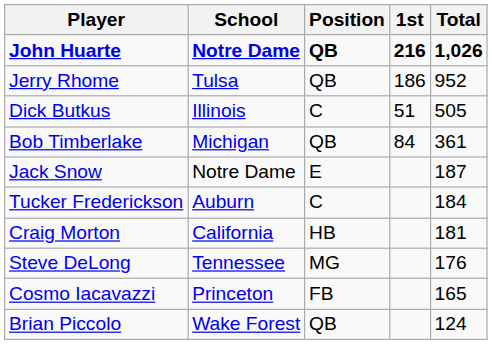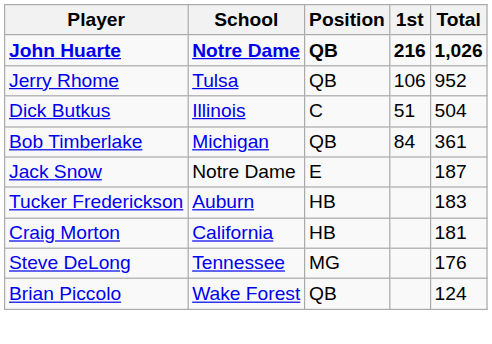(410, 80) 186 -> (410, 80) 106
(451, 111) 505 -> (451, 111) 504
(316, 202) C -> (322, 202) HB
(451, 202) 184 -> (451, 202) 183
- row: (82, 293)
